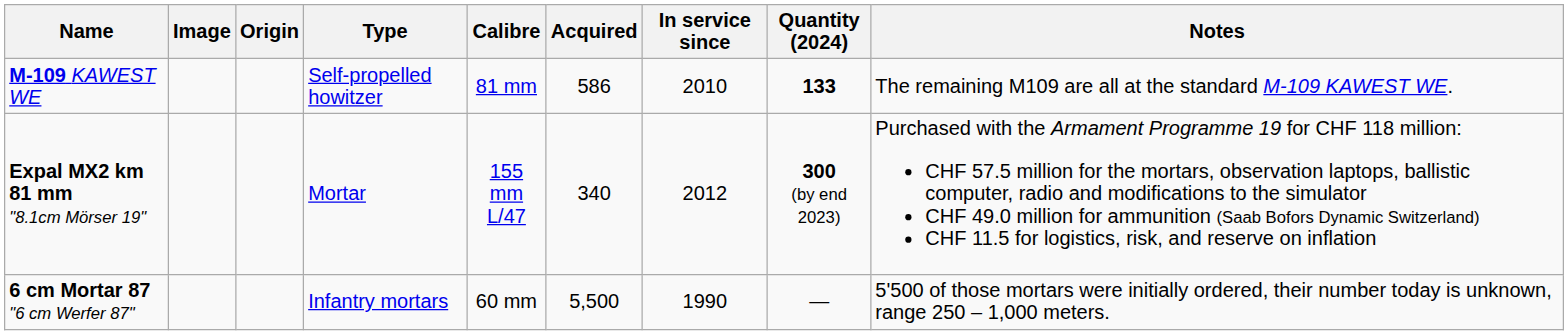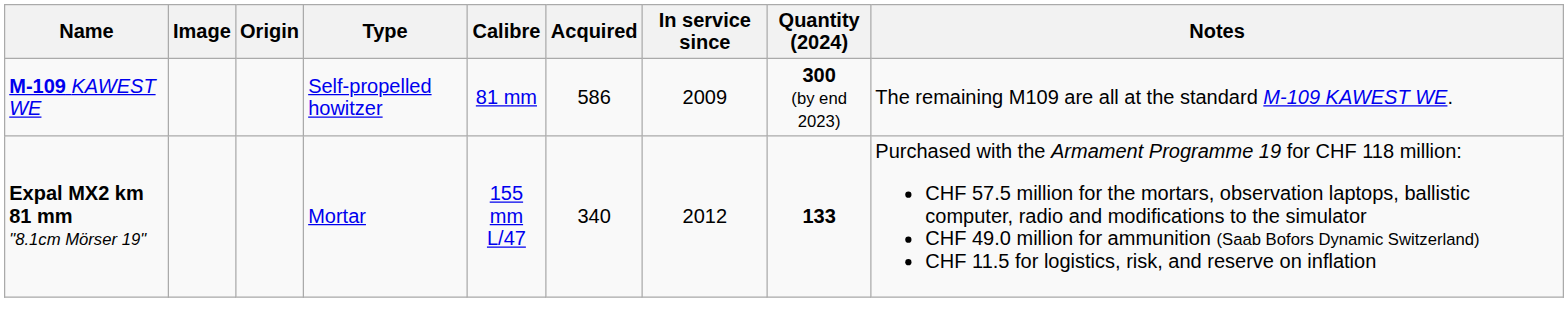(705, 85) 2010 -> (705, 97) 2009
(819, 85) 133 -> (819, 97) 300 (by end 2023)
(819, 193) 300 (by end 2023) -> (819, 216) 133
- row: (80, 301)
